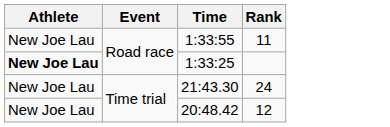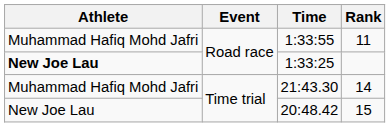(51, 40) New Joe Lau -> (103, 40) Muhammad Hafiq Mohd Jafri
(51, 87) New Joe Lau -> (103, 87) Muhammad Hafiq Mohd Jafri
(264, 87) 24 -> (363, 87) 14
(264, 110) 12 -> (363, 110) 15
